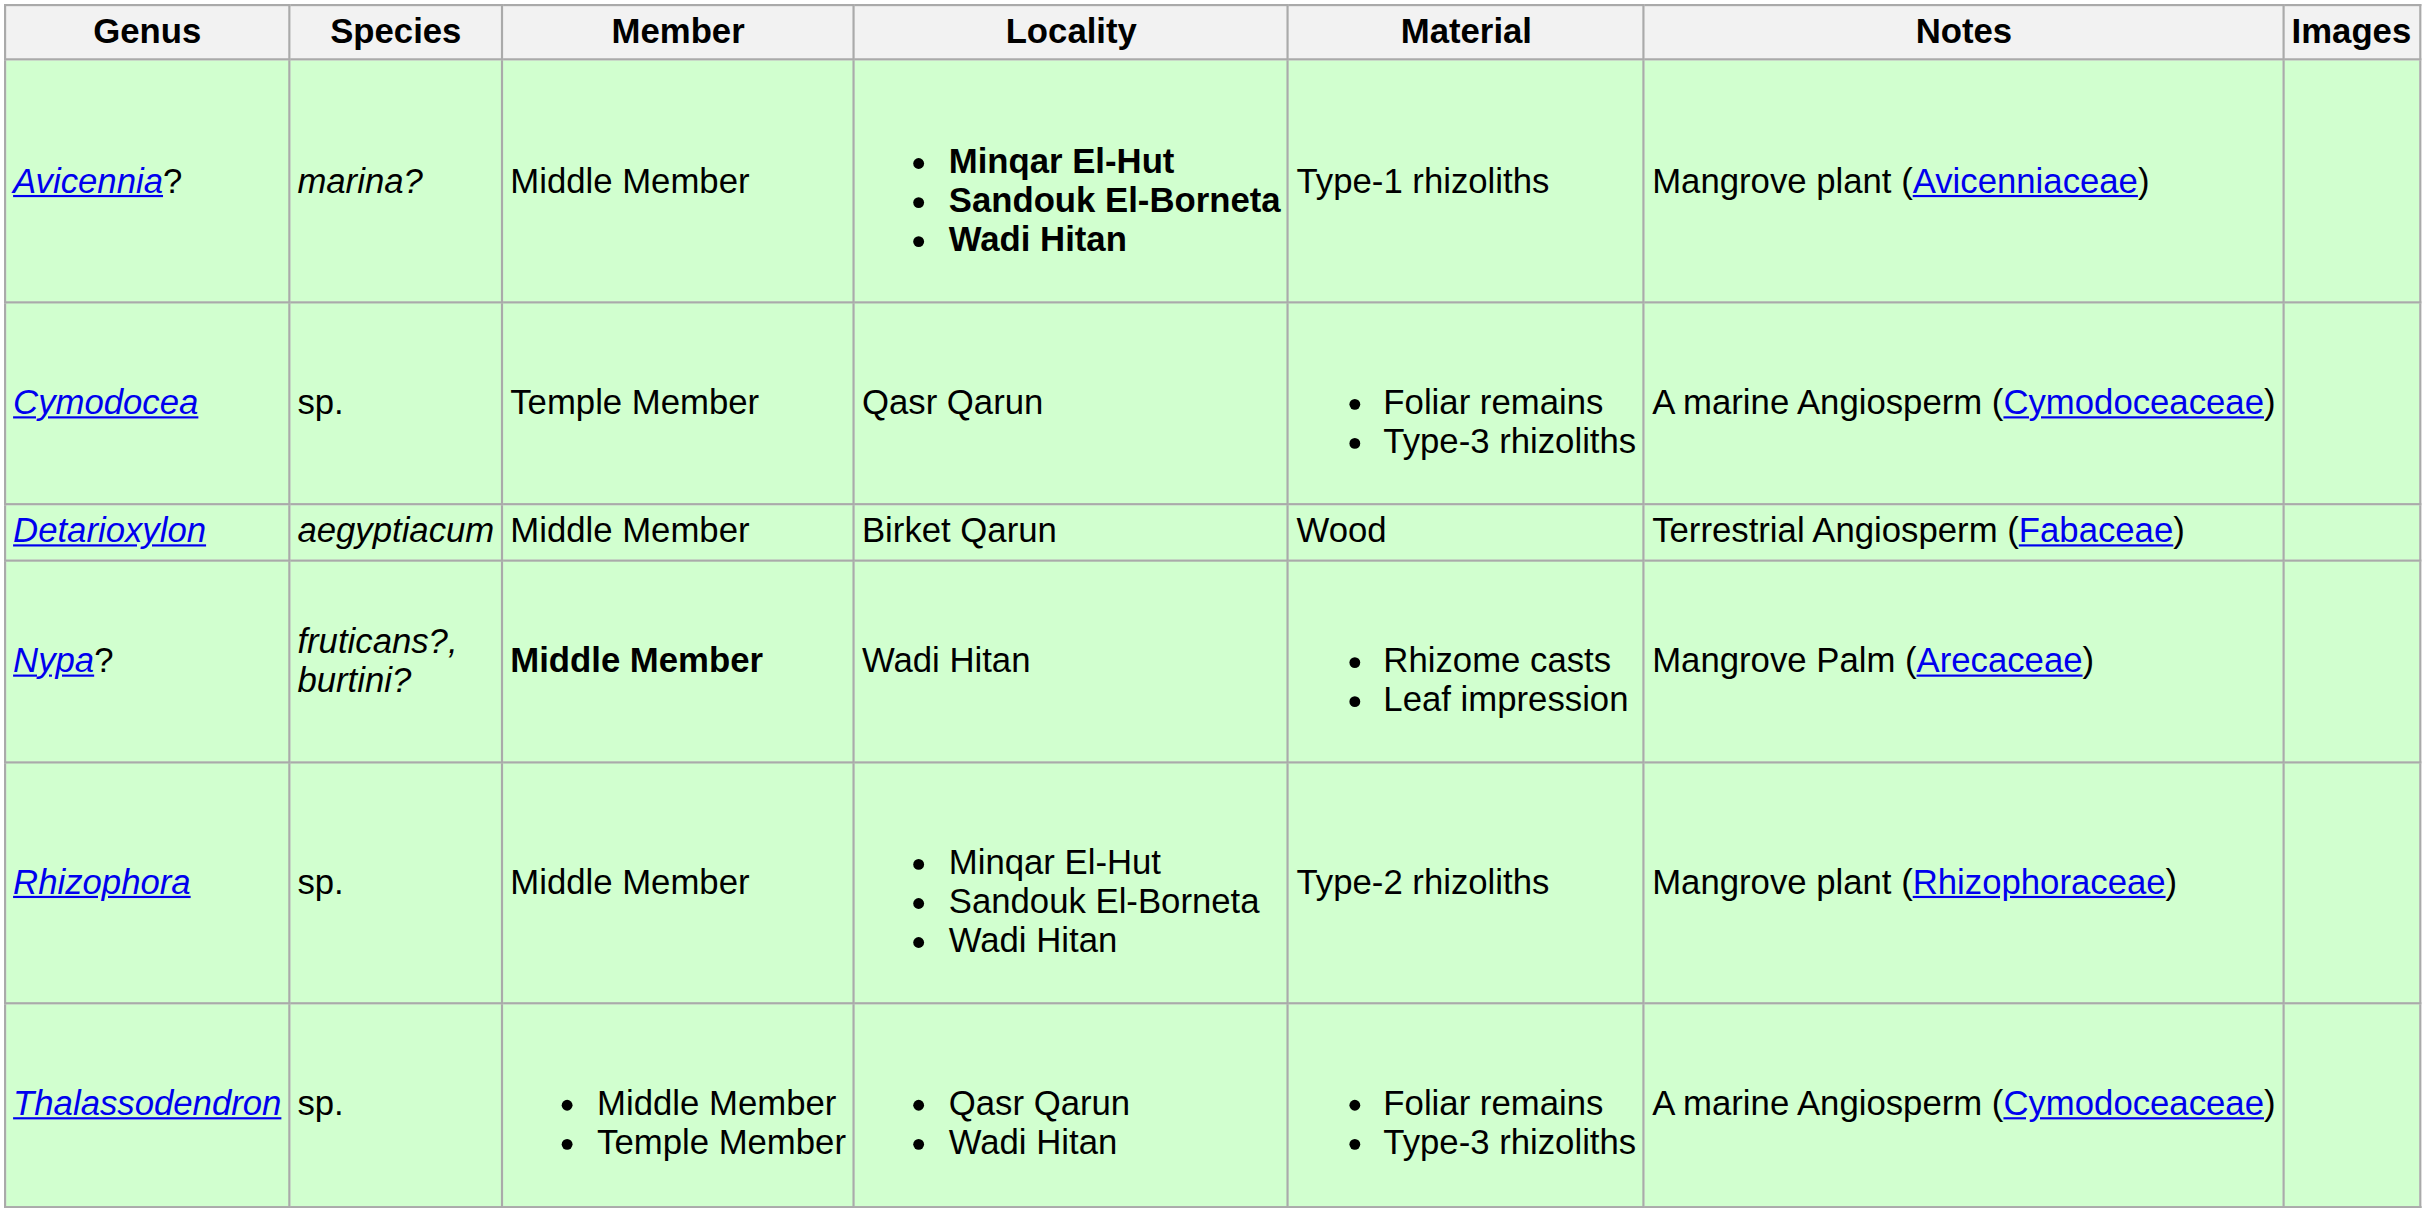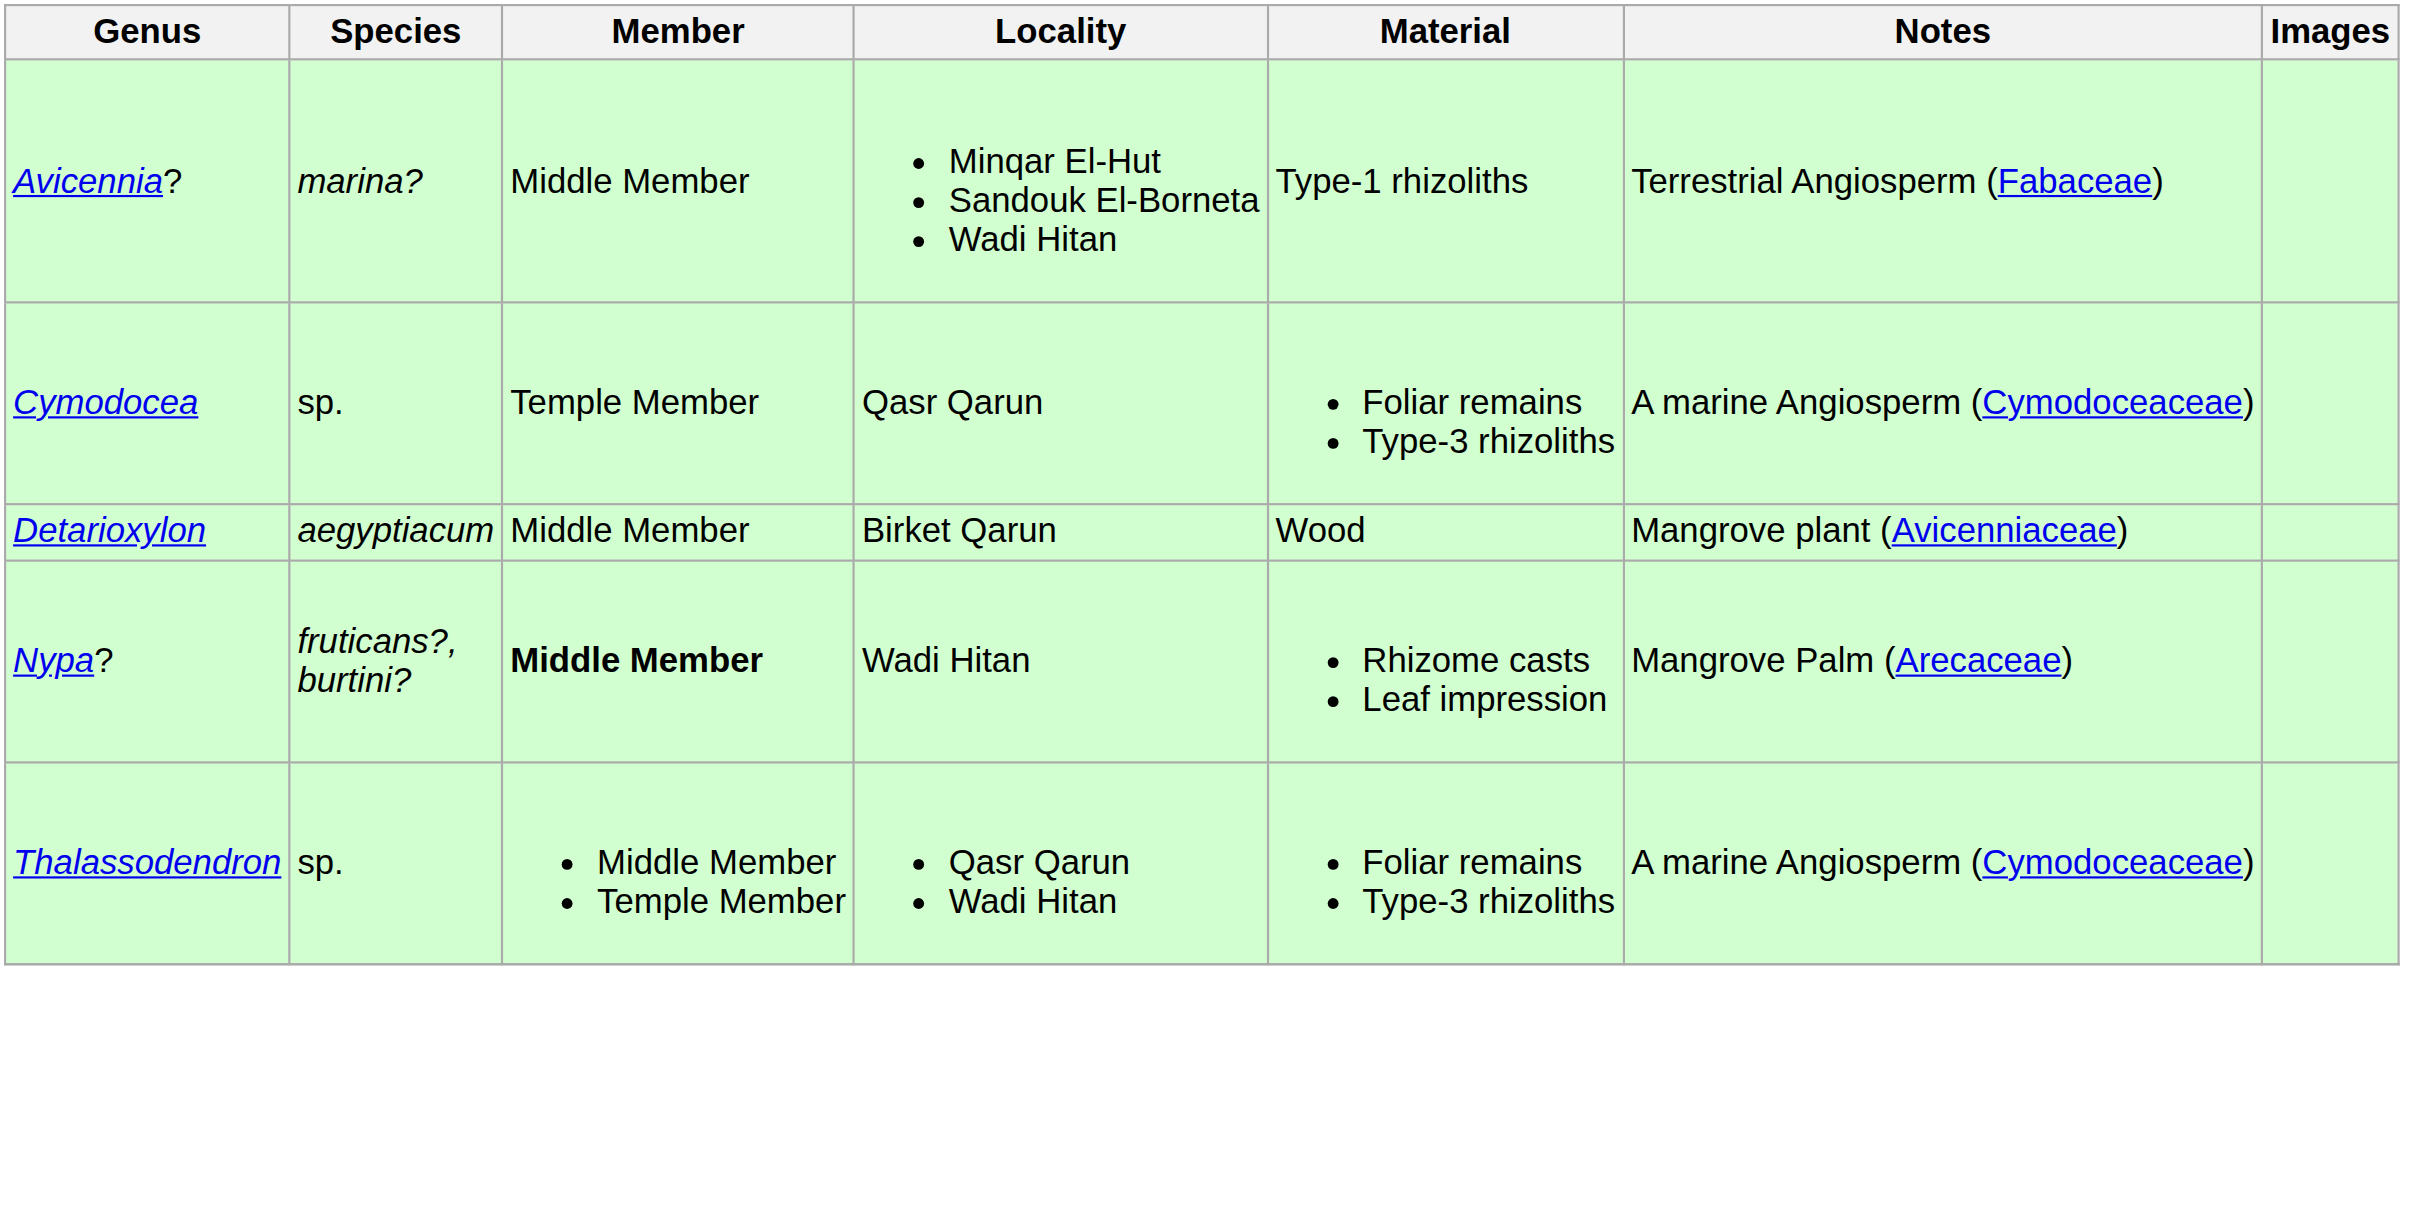(1071, 201) bold -> (1061, 201) normal
(1901, 180) Mangrove plant (Avicenniaceae) -> (1897, 180) Terrestrial Angiosperm (Fabaceae)
(1918, 531) Terrestrial Angiosperm (Fabaceae) -> (1880, 531) Mangrove plant (Avicenniaceae)
- row: (102, 882)
